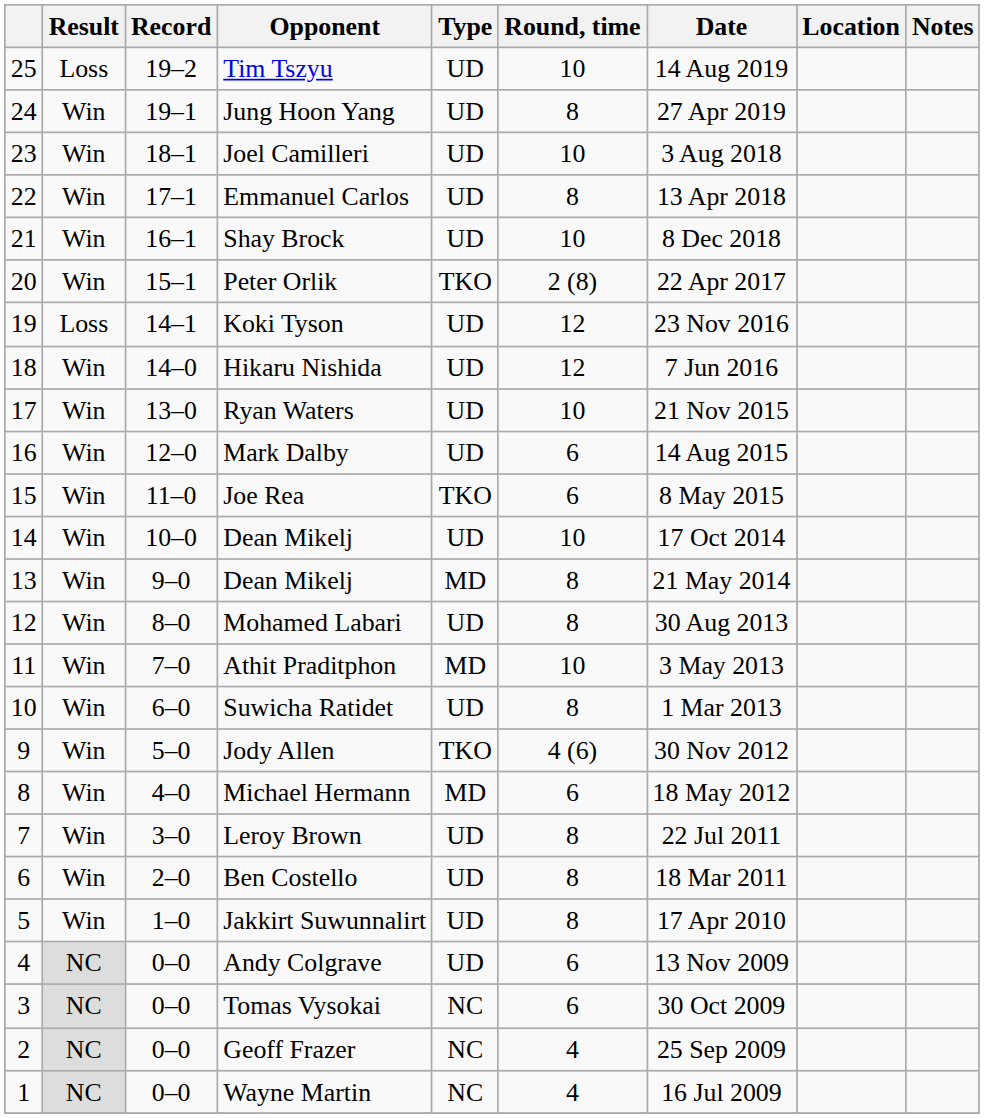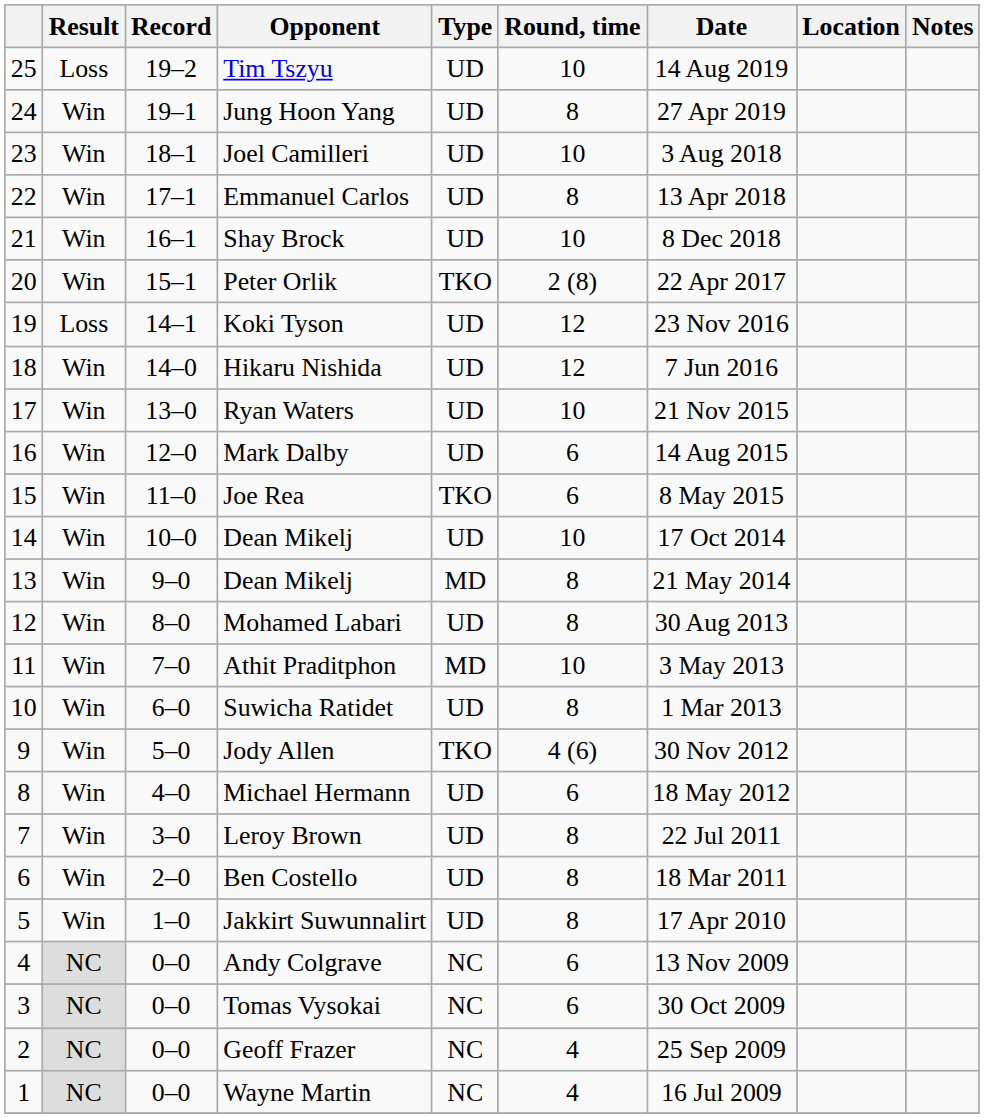(465, 792) MD -> (465, 792) UD
(465, 963) UD -> (465, 963) NC
